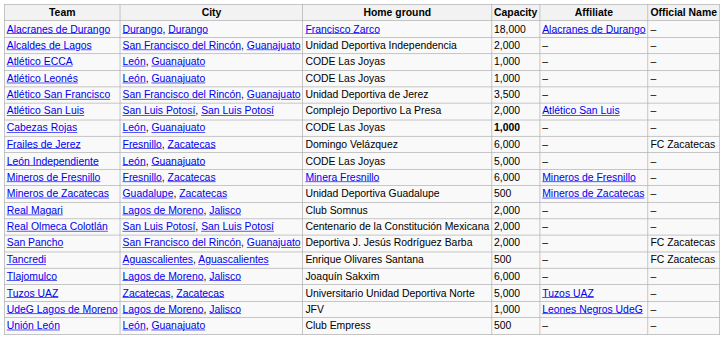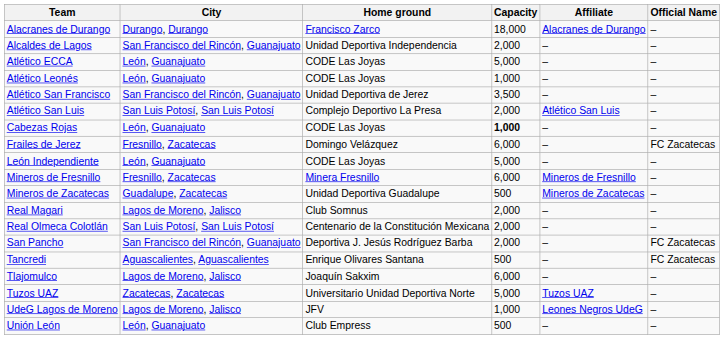(507, 62) 1,000 -> (507, 62) 5,000
